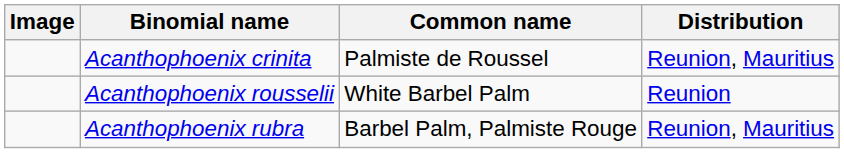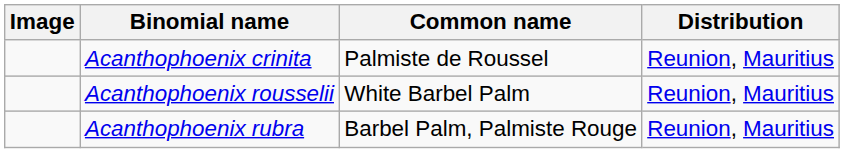(689, 93) Reunion -> (741, 93) Reunion, Mauritius
